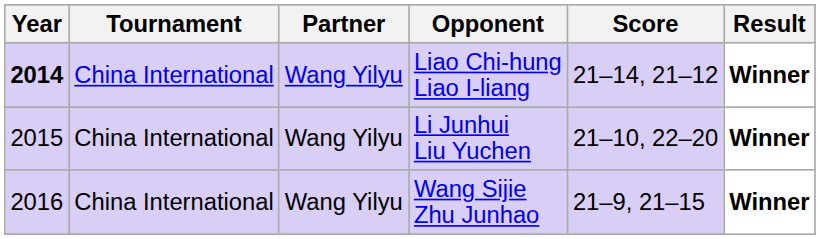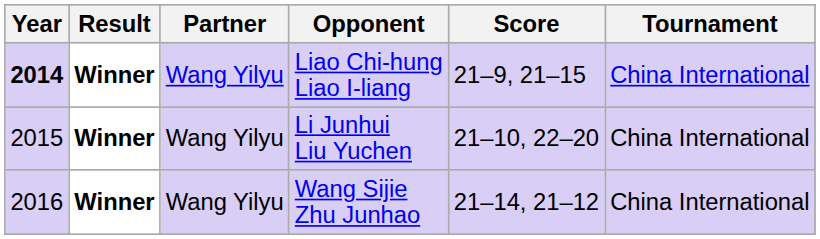columns swapped: (174, 24) <-> (769, 24)
(646, 75) 21–14, 21–12 -> (520, 75) 21–9, 21–15
(639, 203) 21–9, 21–15 -> (526, 203) 21–14, 21–12
